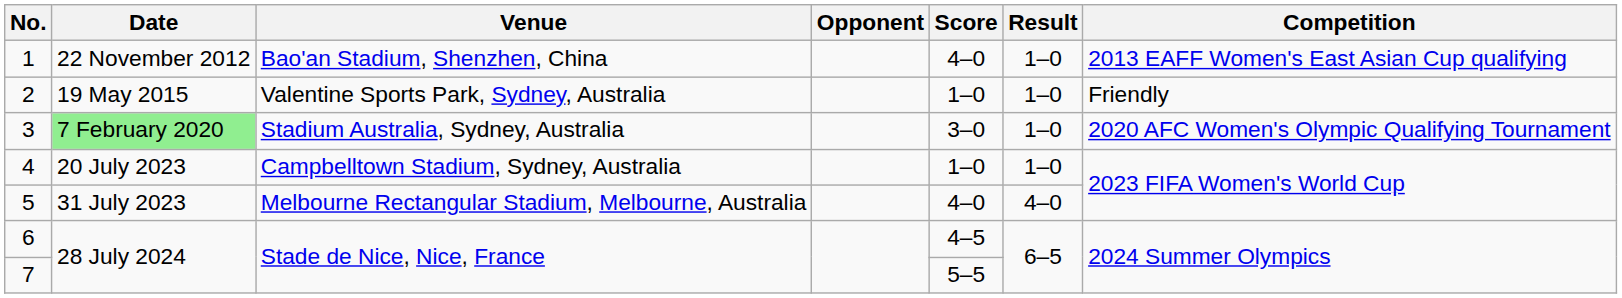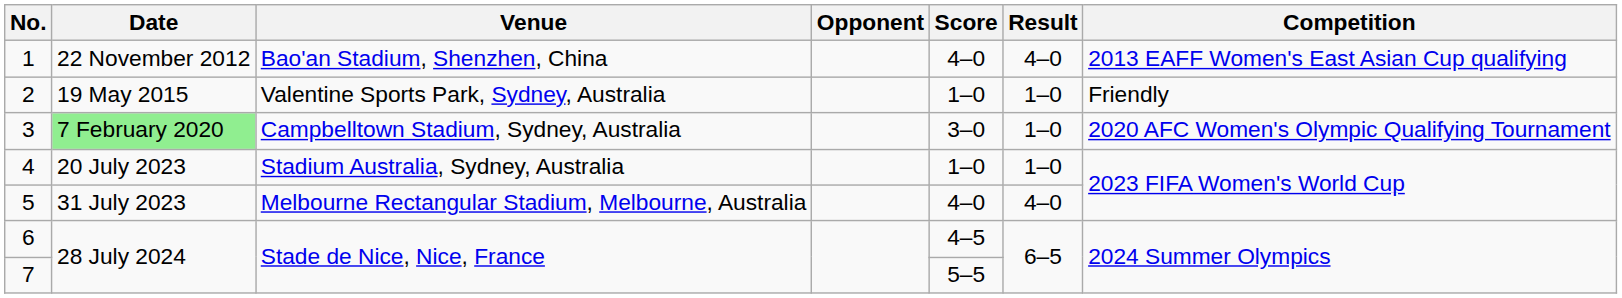(1043, 58) 1–0 -> (1043, 58) 4–0
(442, 130) Stadium Australia, Sydney, Australia -> (471, 130) Campbelltown Stadium, Sydney, Australia
(471, 166) Campbelltown Stadium, Sydney, Australia -> (442, 166) Stadium Australia, Sydney, Australia
